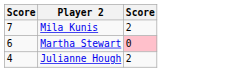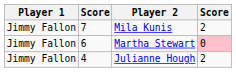+ column: (41, 12)
